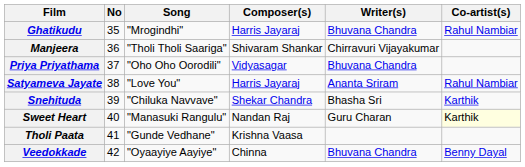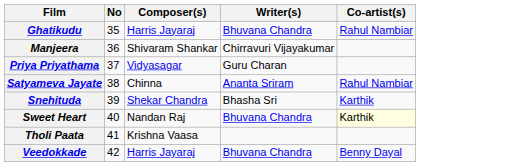- column: (177, 13)
(372, 65) Bhuvana Chandra -> (255, 65) Guru Charan
(266, 83) Harris Jayaraj -> (144, 83) Chinna
(360, 118) Guru Charan -> (267, 118) Bhuvana Chandra
(249, 153) Chinna -> (161, 153) Harris Jayaraj
